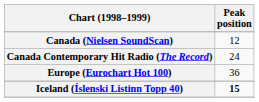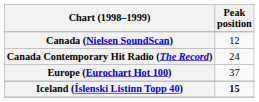(234, 72) 36 -> (234, 72) 37
